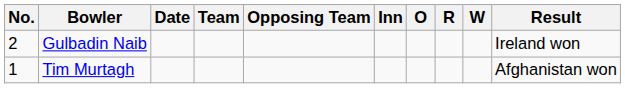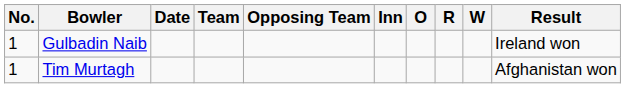(13, 43) 2 -> (13, 43) 1
